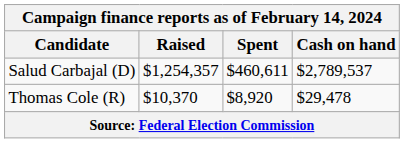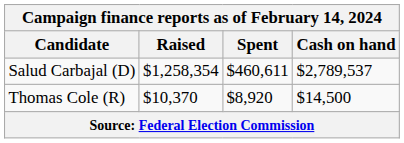(181, 71) $1,254,357 -> (181, 71) $1,258,354
(324, 97) $29,478 -> (324, 97) $14,500
